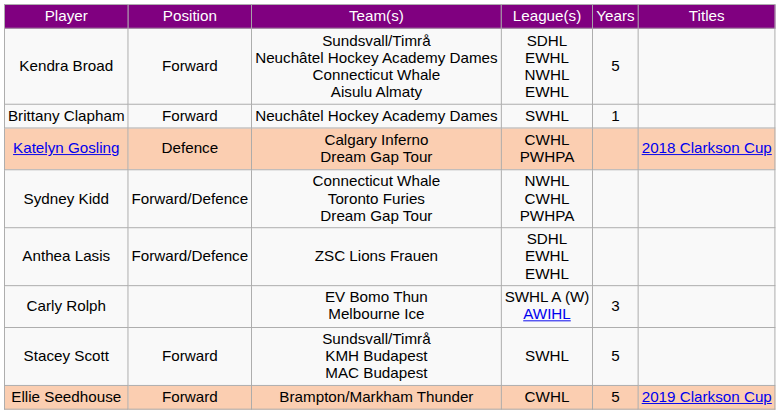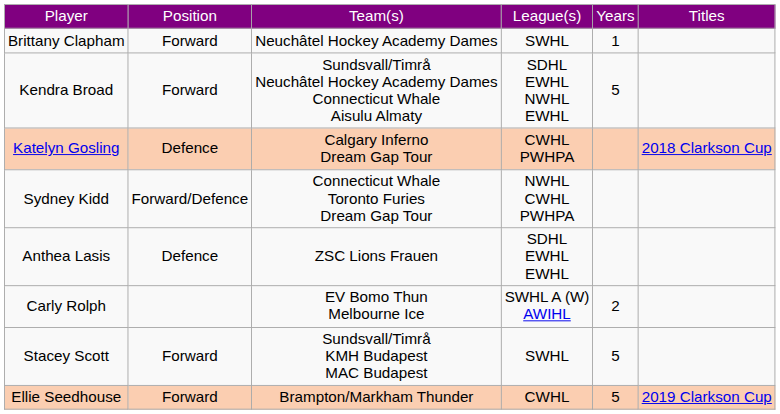rows swapped: (66, 116) <-> (66, 66)
(190, 256) Forward/Defence -> (190, 256) Defence
(616, 306) 3 -> (616, 306) 2
